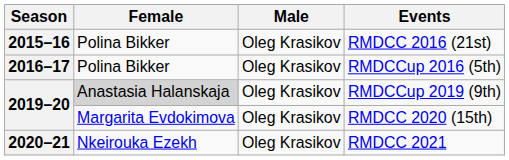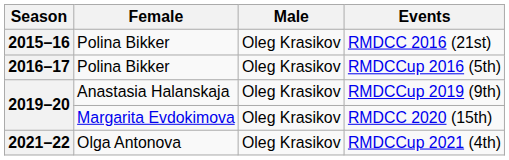(153, 92) lightgrey background -> (153, 92) no background
- row: (397, 142)
+ row: (424, 142)
